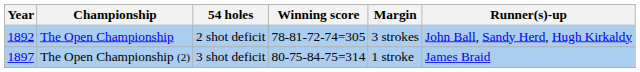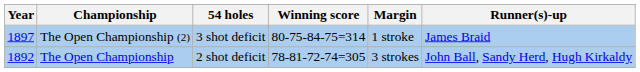rows swapped: (107, 36) <-> (115, 57)
